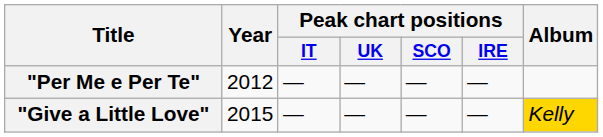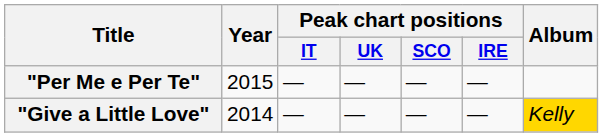(250, 81) 2012 -> (250, 81) 2015
(250, 114) 2015 -> (250, 114) 2014
